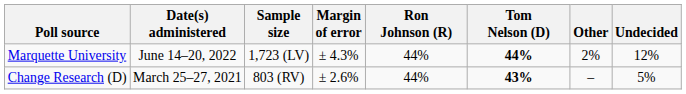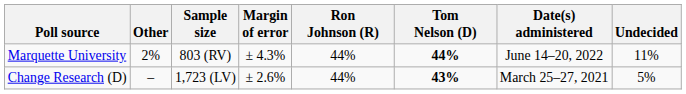columns swapped: (187, 24) <-> (591, 32)
(279, 55) 1,723 (LV) -> (205, 55) 803 (RV)
(646, 55) 12% -> (646, 55) 11%
(279, 78) 803 (RV) -> (205, 78) 1,723 (LV)
